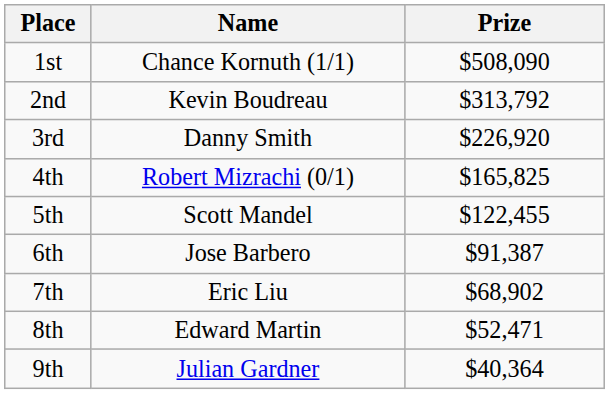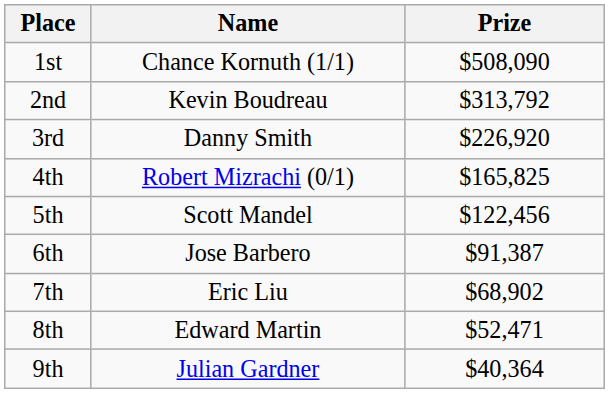(504, 215) $122,455 -> (504, 215) $122,456
